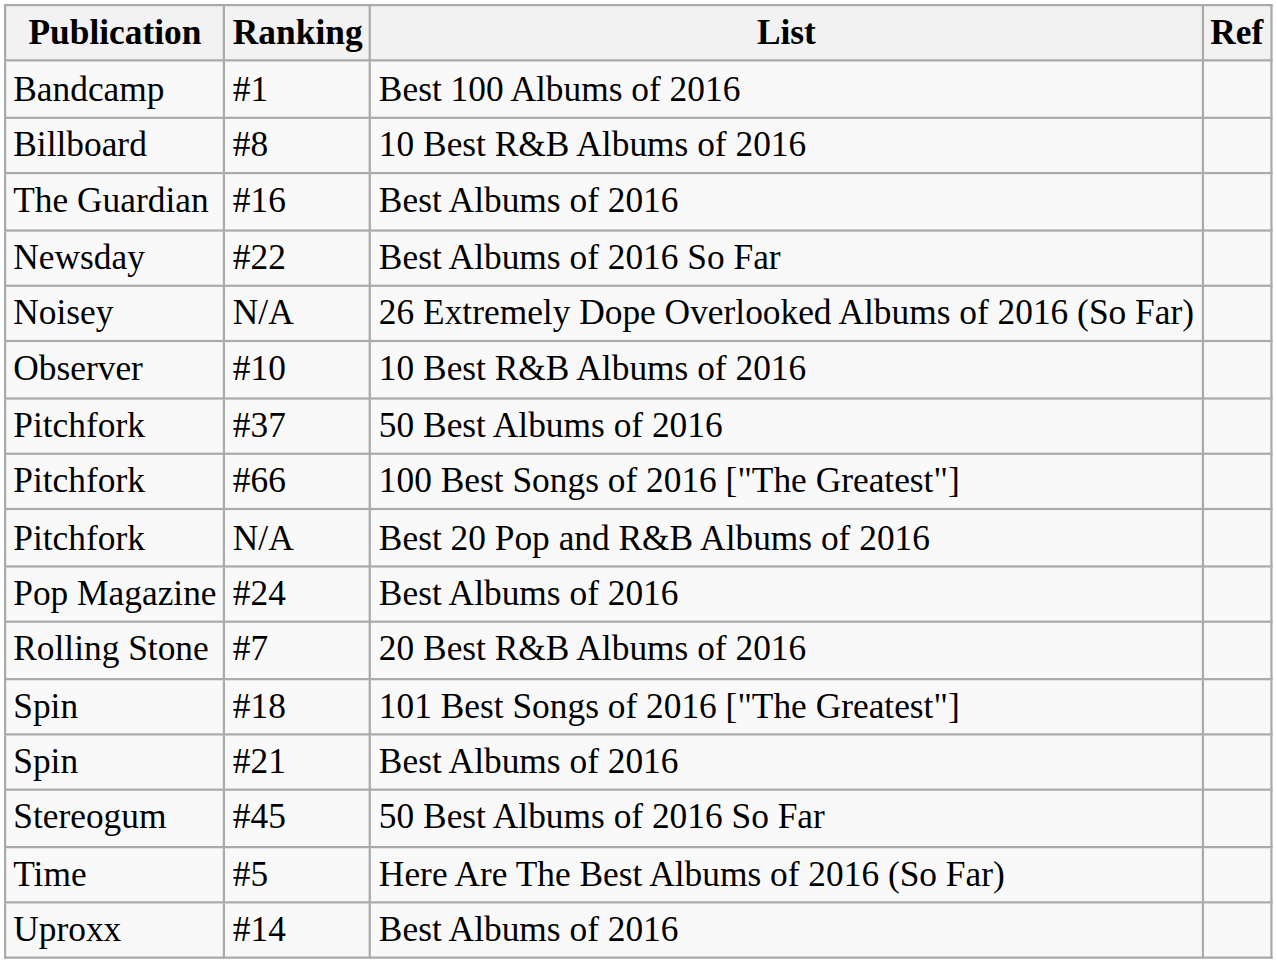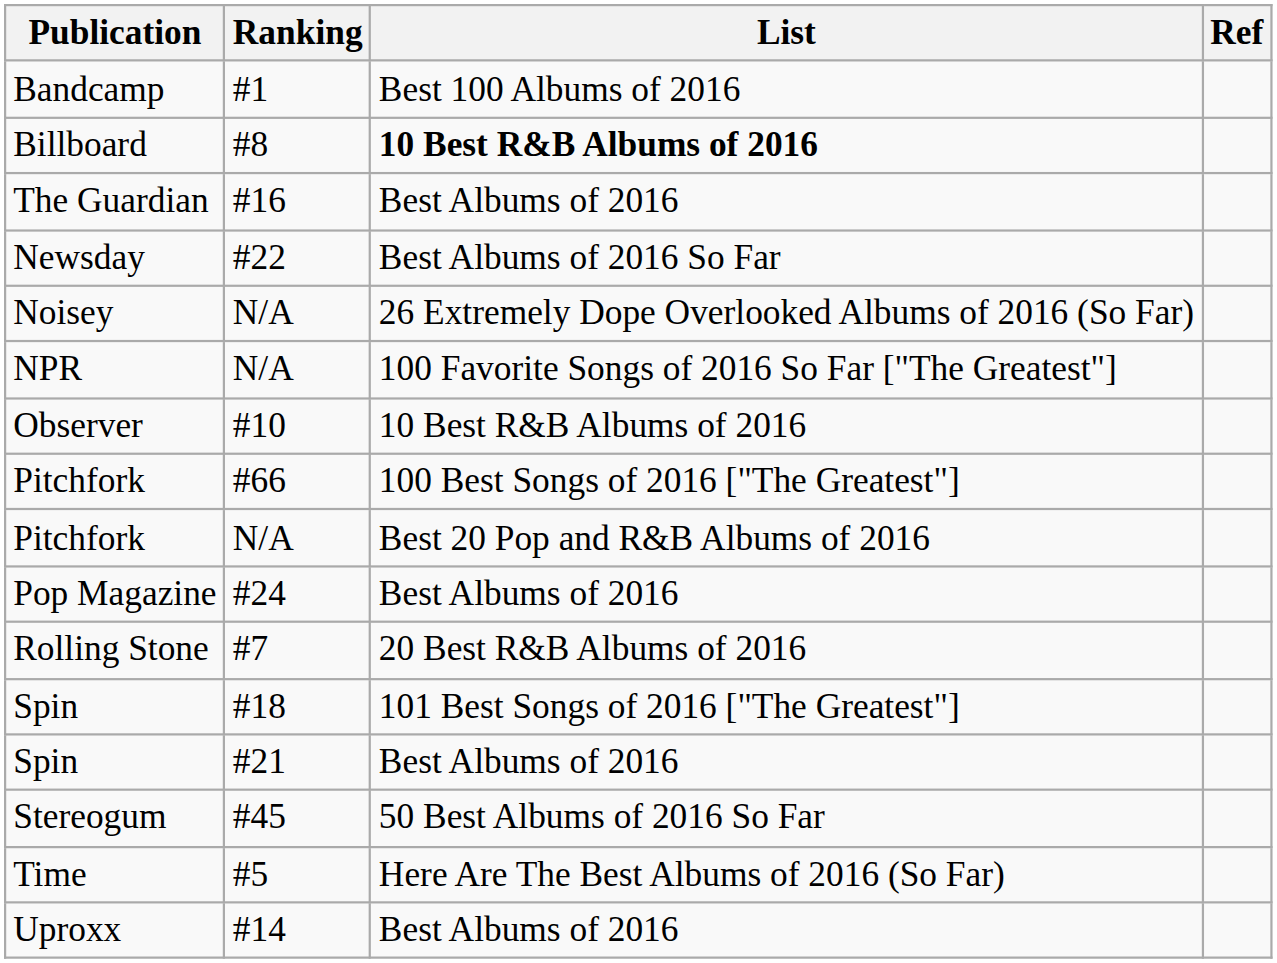(593, 144) normal -> (598, 144) bold
+ row: (48, 369)
- row: (79, 425)
